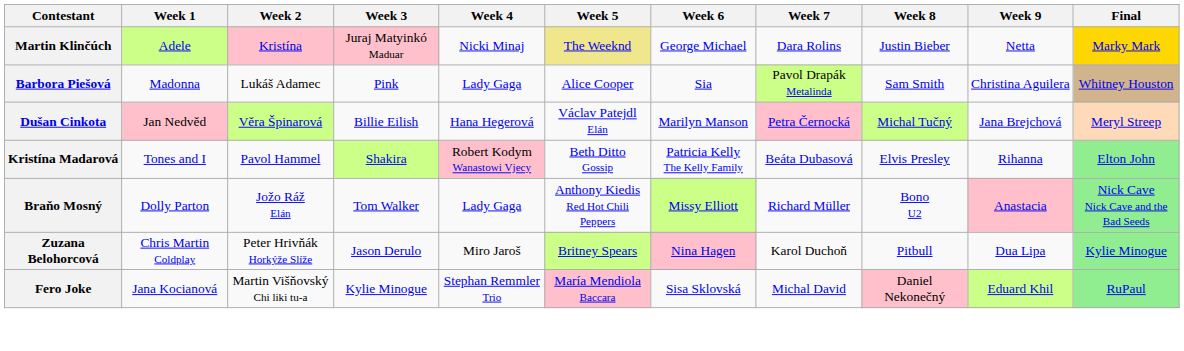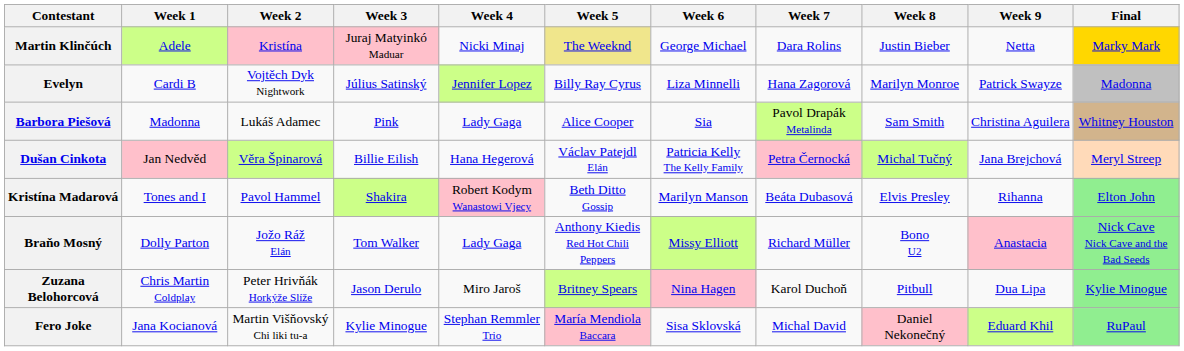+ row: (63, 83)
(703, 121) Marilyn Manson -> (703, 159) Patricia Kelly The Kelly Family
(703, 159) Patricia Kelly The Kelly Family -> (703, 197) Marilyn Manson
